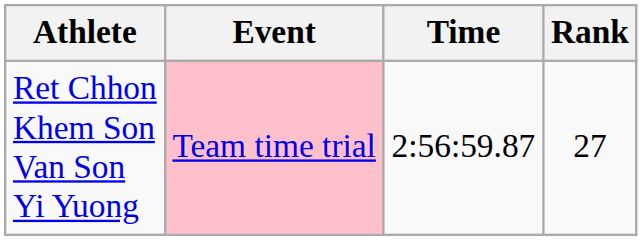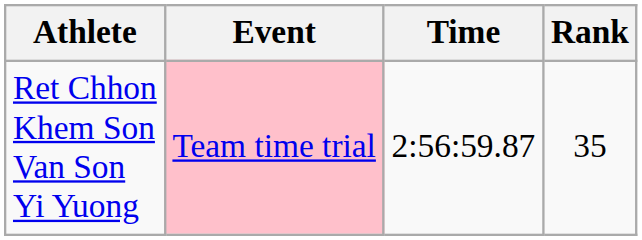(590, 146) 27 -> (590, 146) 35
